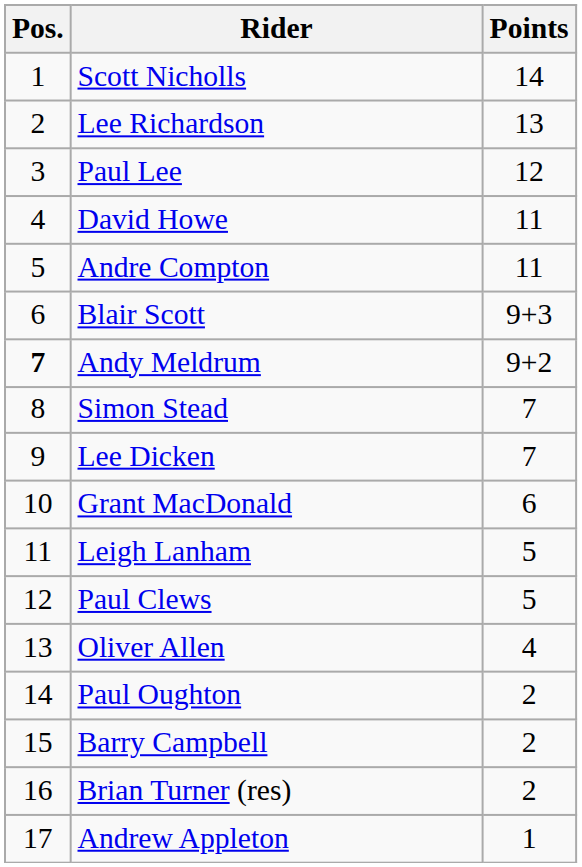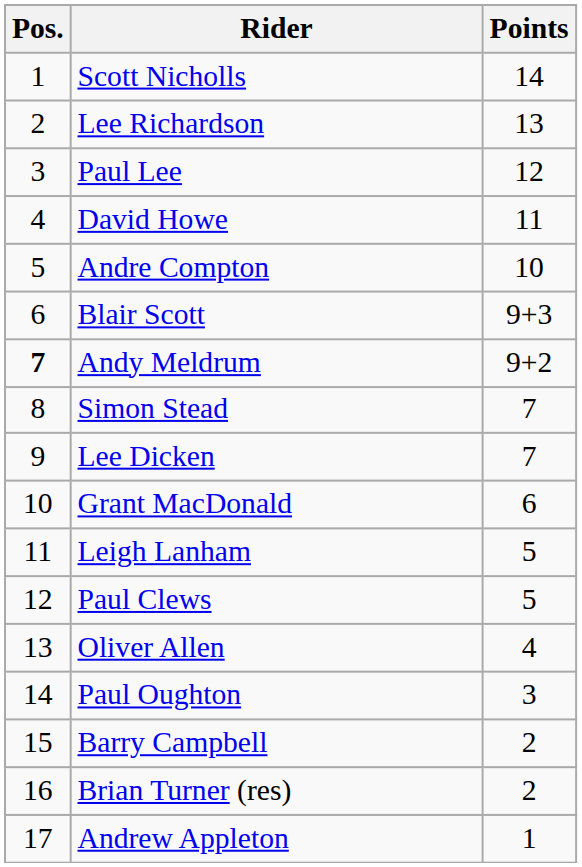(529, 266) 11 -> (529, 266) 10
(529, 695) 2 -> (529, 695) 3
